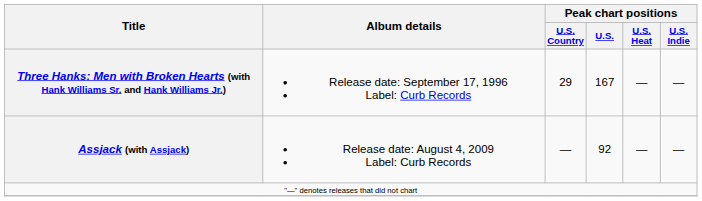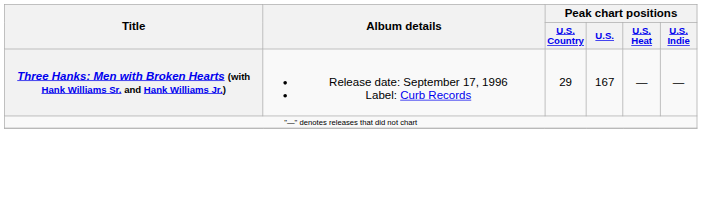- row: (134, 149)
